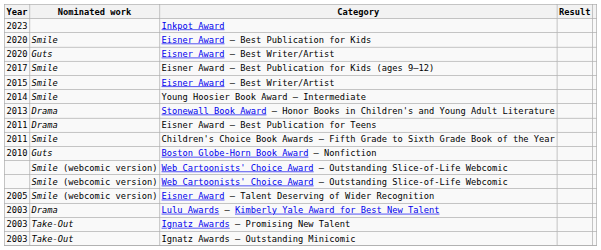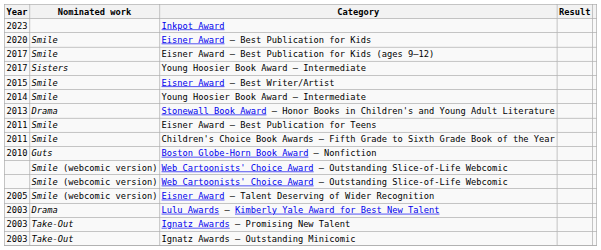- row: (17, 54)
+ row: (17, 68)
(45, 125) Drama -> (45, 125) Smile
